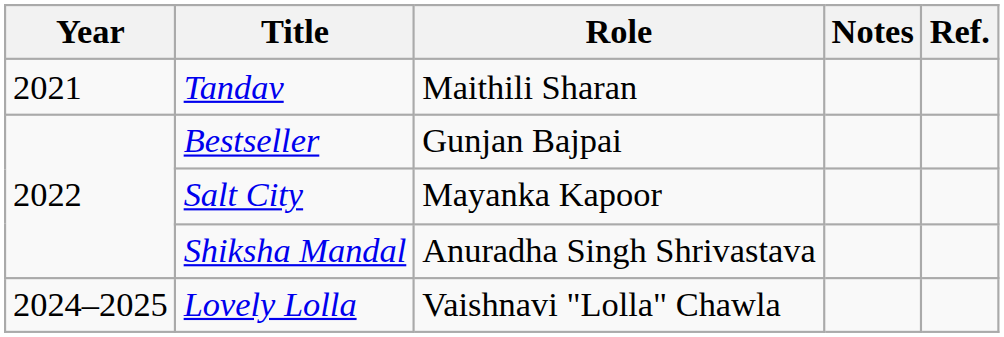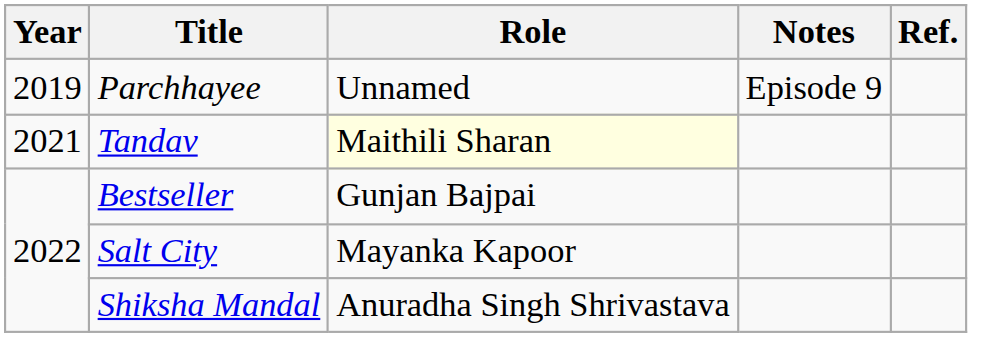+ row: (179, 86)
(530, 86) no background -> (444, 140) lightyellow background
- row: (270, 304)
